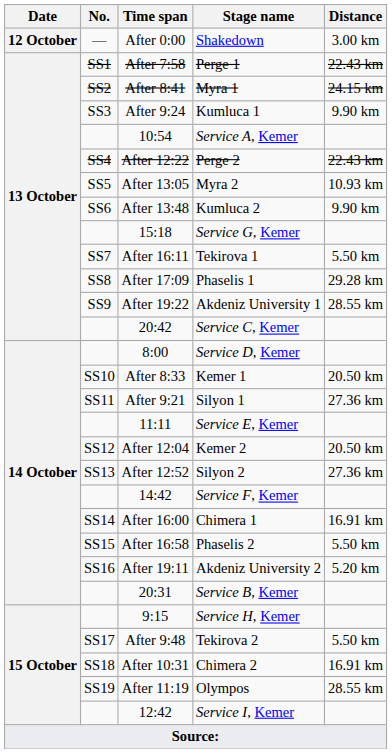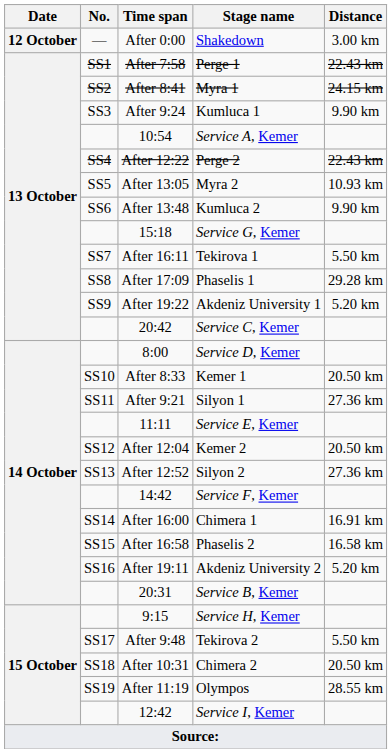(356, 304) 28.55 km -> (356, 304) 5.20 km
(356, 544) 5.50 km -> (356, 544) 16.58 km
(356, 664) 16.91 km -> (356, 664) 20.50 km
